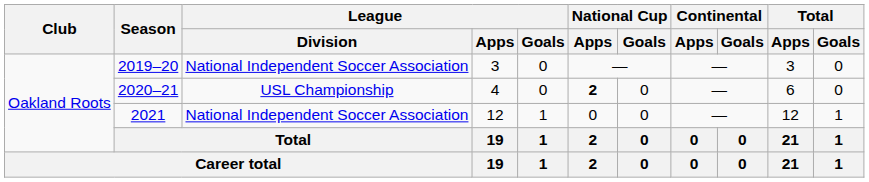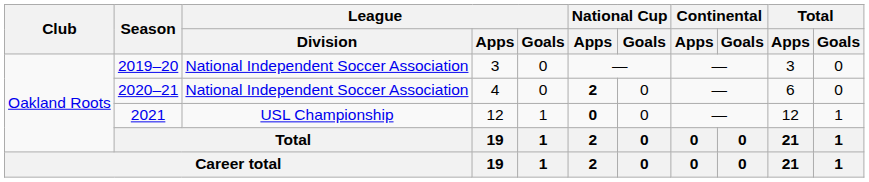(327, 90) USL Championship -> (327, 90) National Independent Soccer Association
(327, 115) National Independent Soccer Association -> (327, 115) USL Championship
(593, 115) normal -> (593, 115) bold
